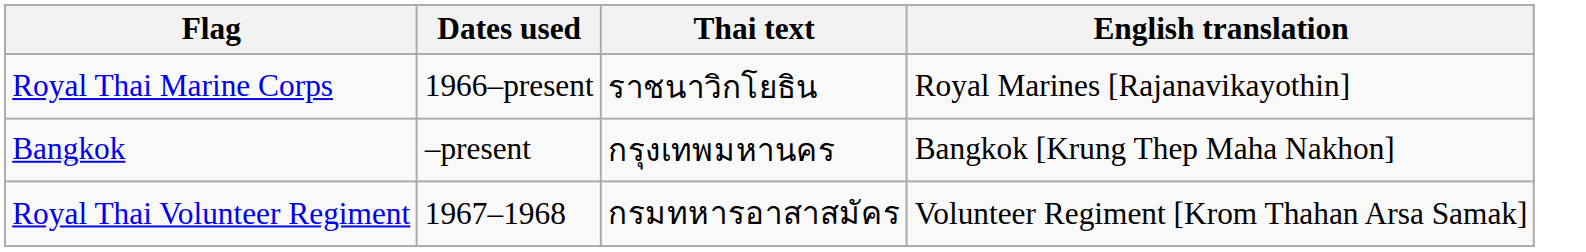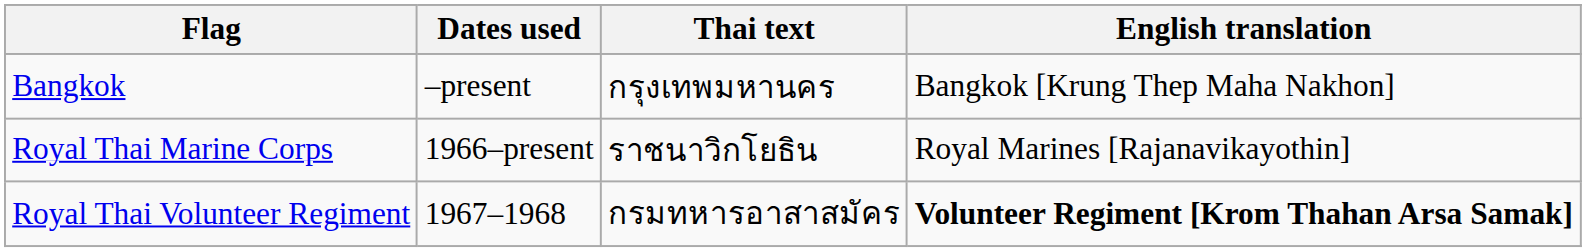rows swapped: (69, 149) <-> (173, 85)
(1221, 212) normal -> (1244, 212) bold
